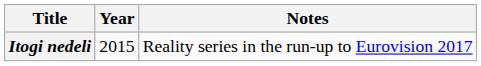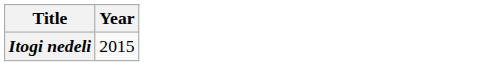- column: (308, 18)
